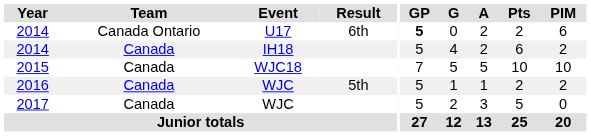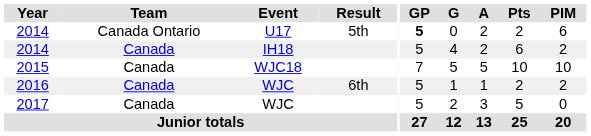(358, 31) 6th -> (358, 31) 5th
(358, 85) 5th -> (358, 85) 6th
